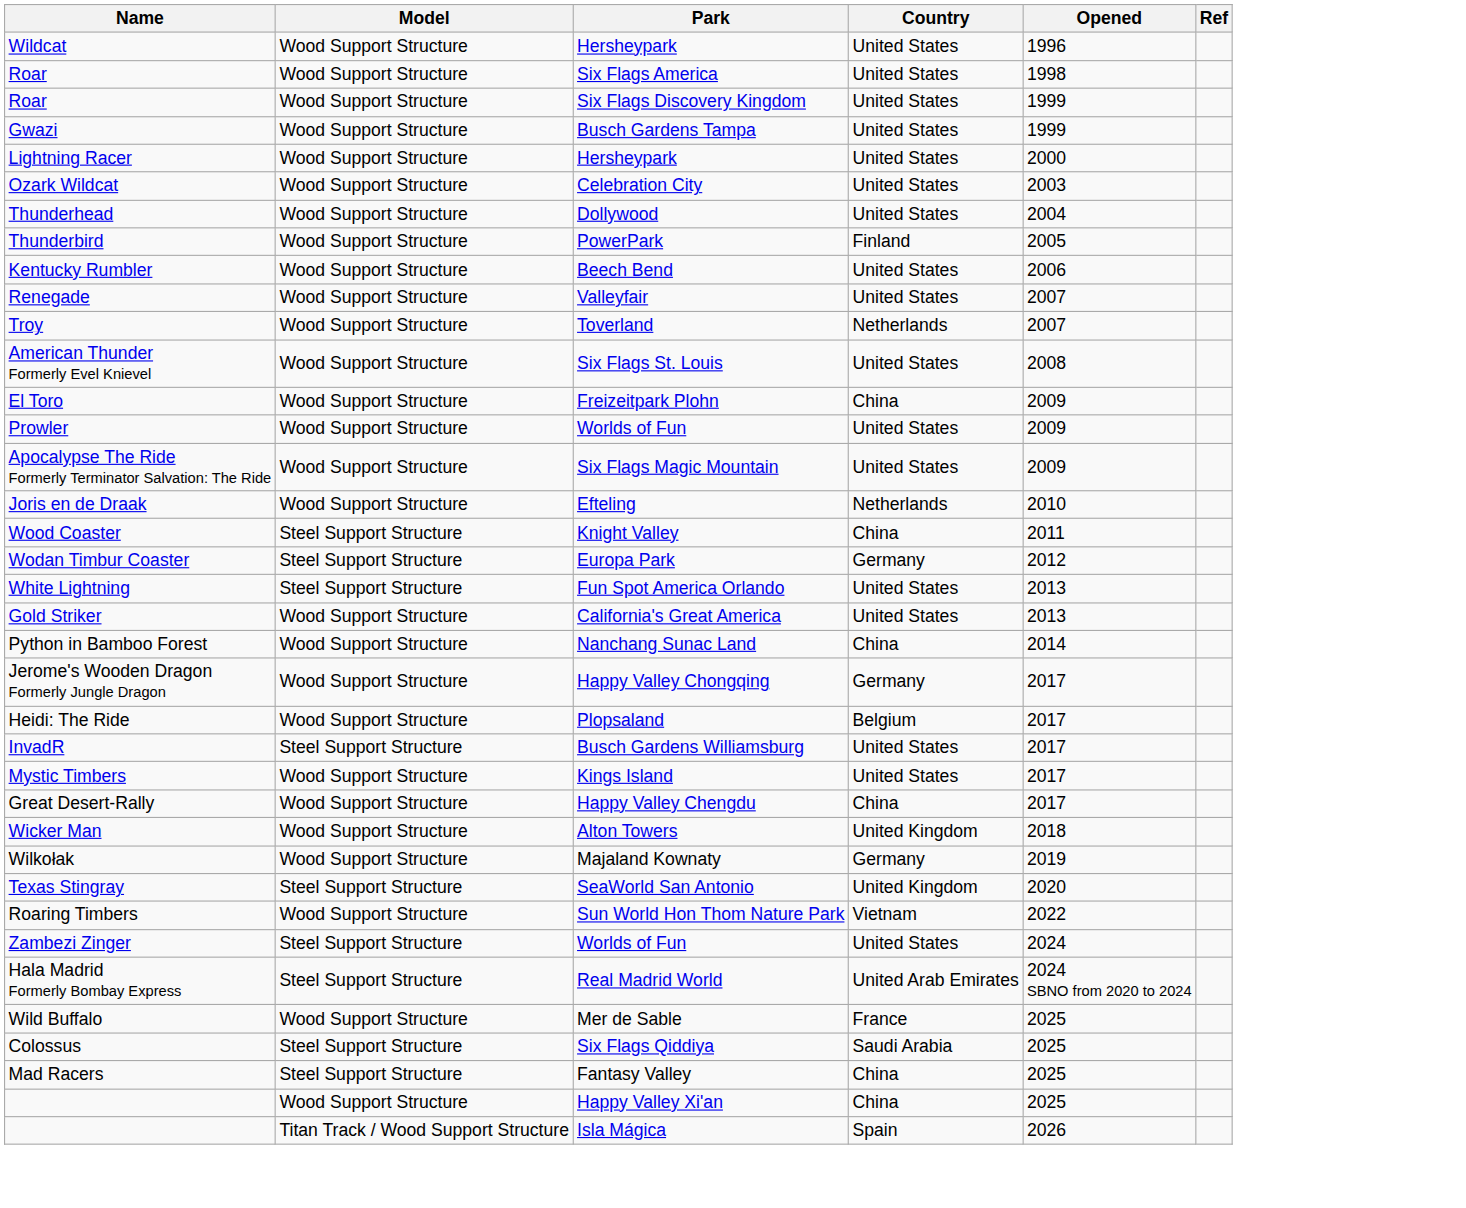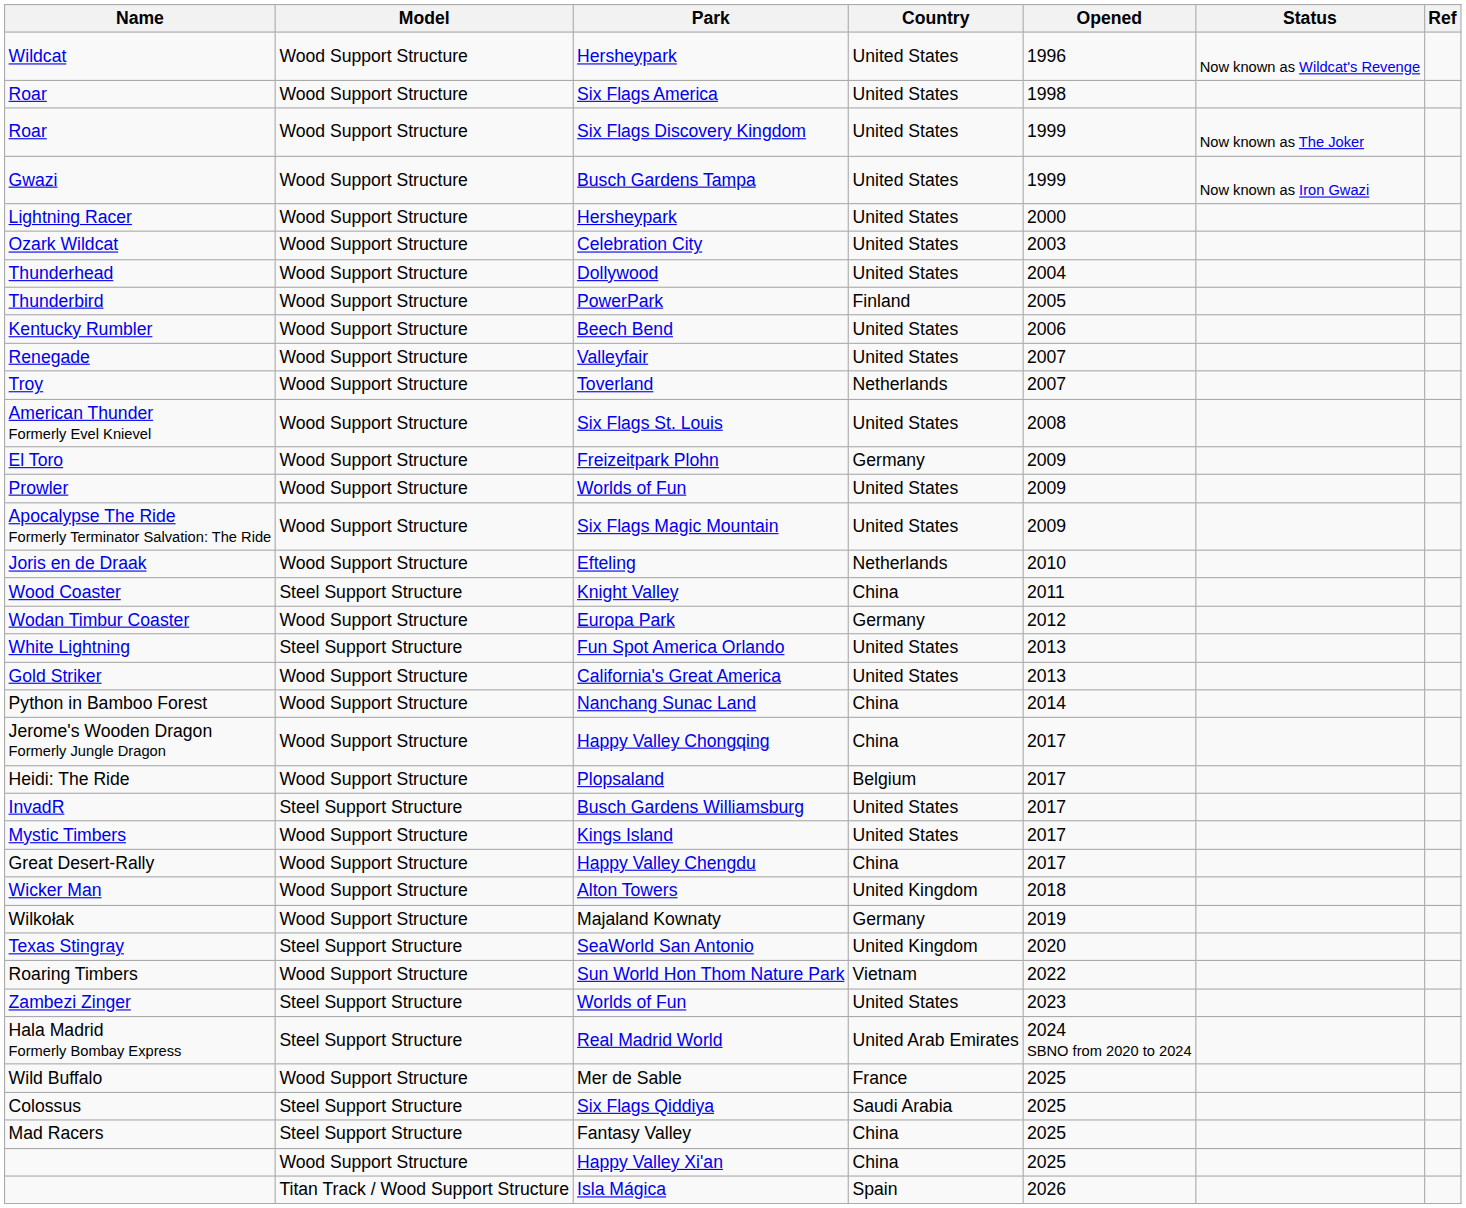+ column: (1310, 18)
(876, 401) China -> (889, 460) Germany
(371, 560) Steel Support Structure -> (374, 619) Wood Support Structure
(889, 682) Germany -> (876, 741) China
(1047, 943) 2024 -> (1047, 1002) 2023
